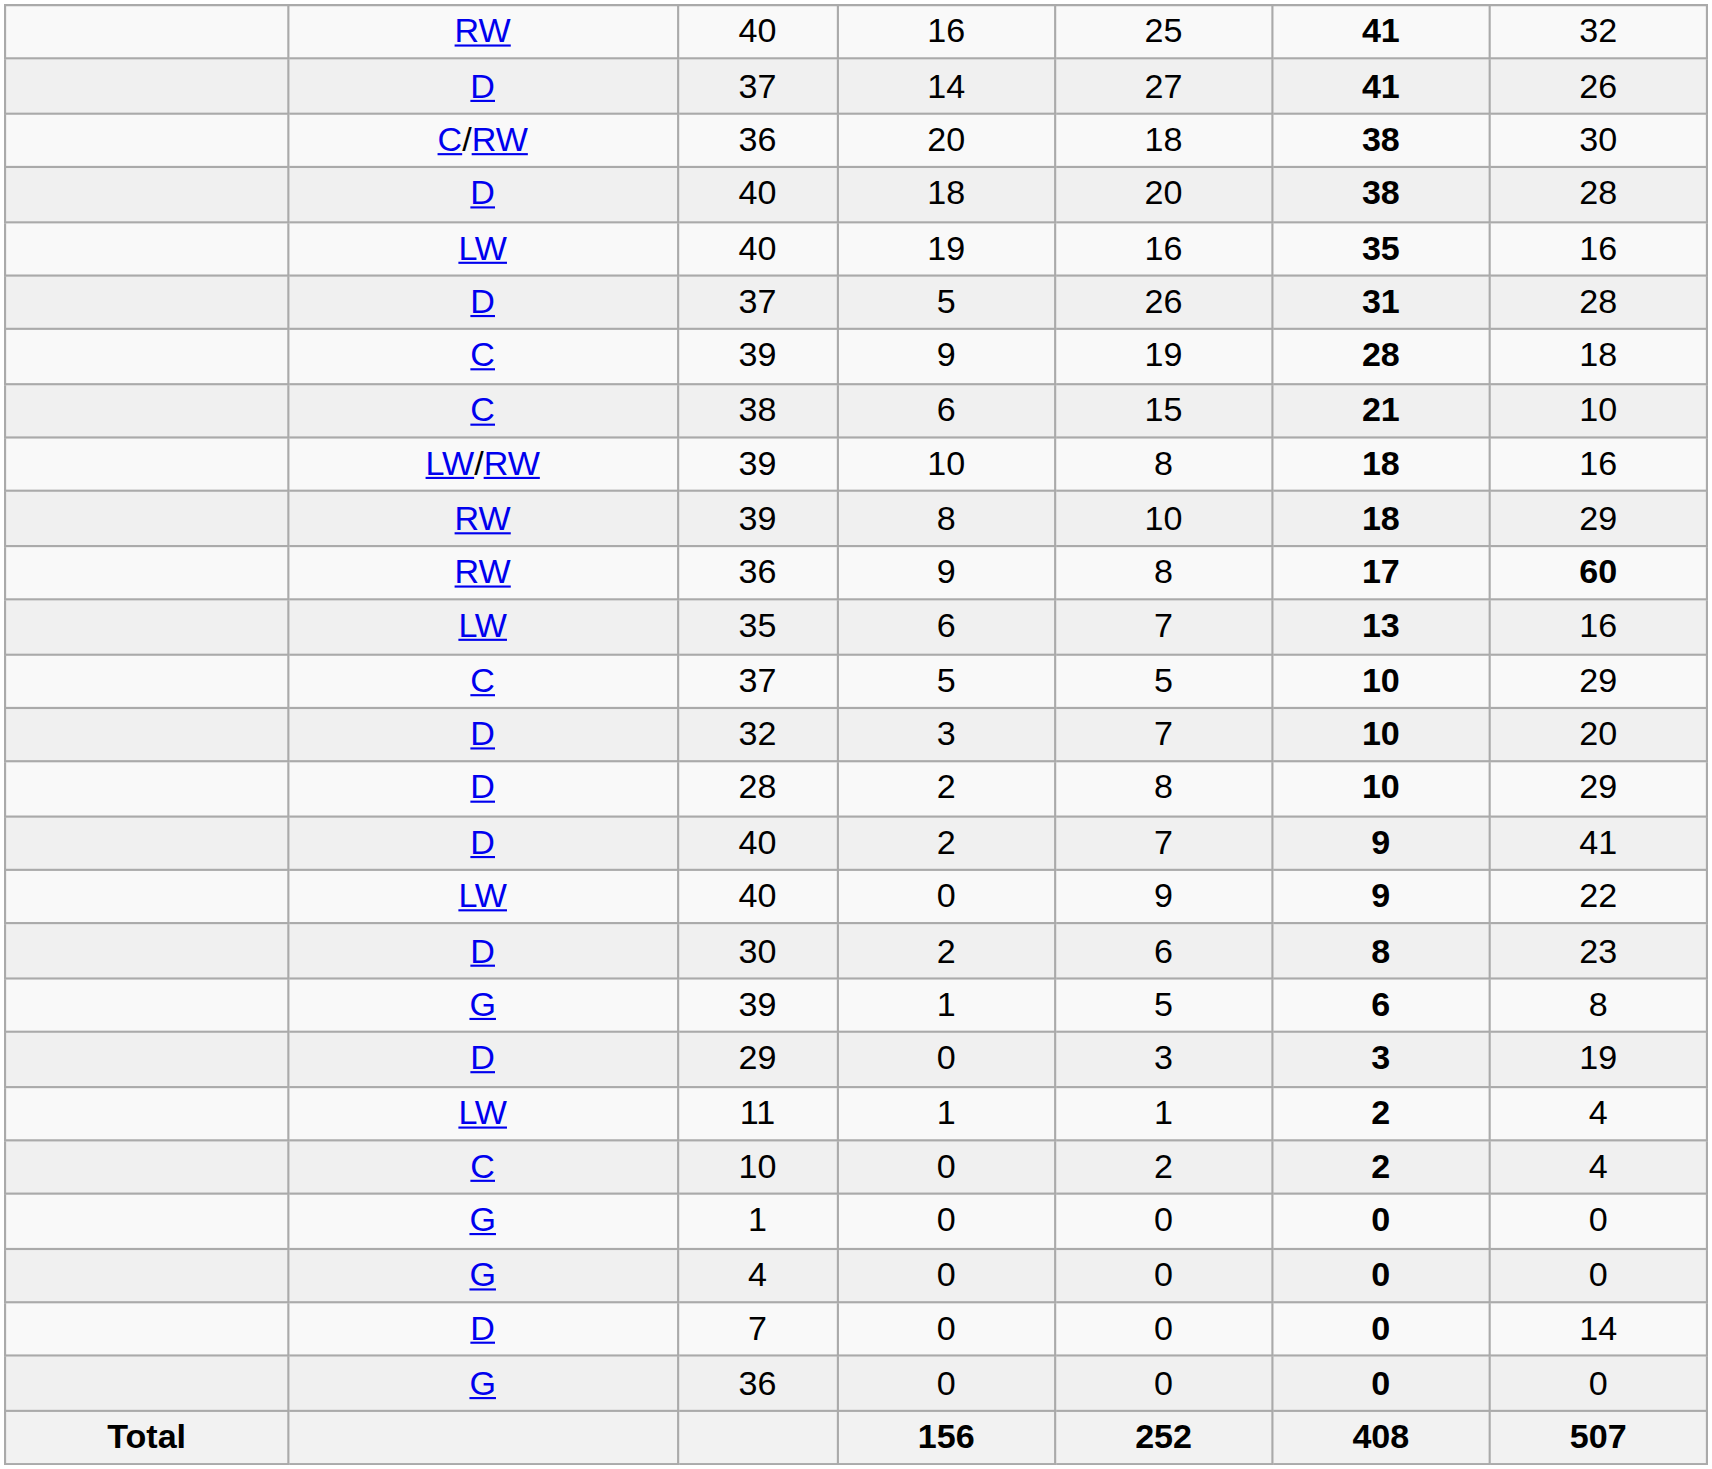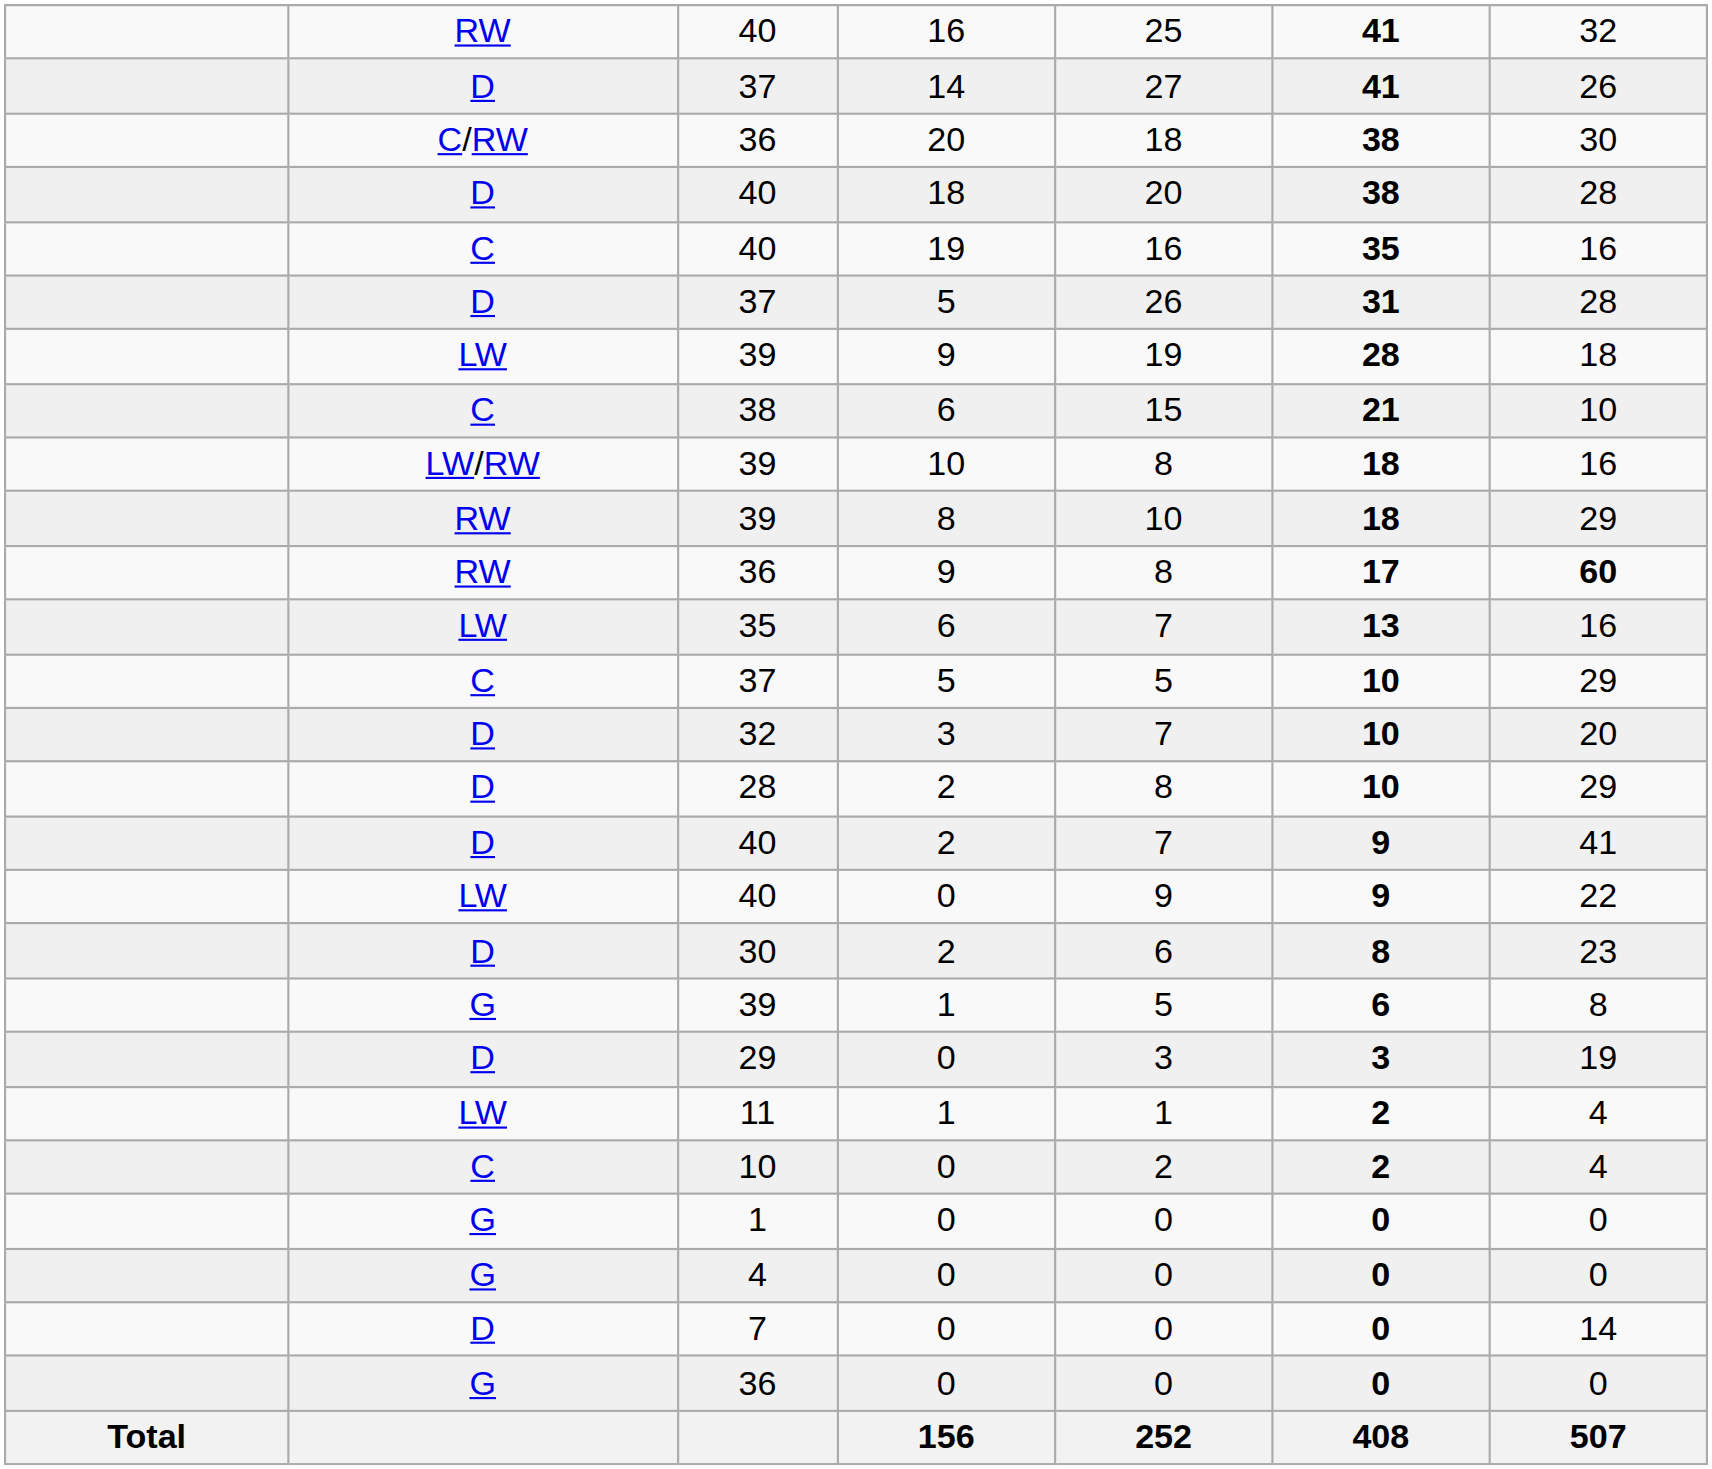(483, 247) LW -> (483, 247) C
(483, 355) C -> (483, 355) LW
